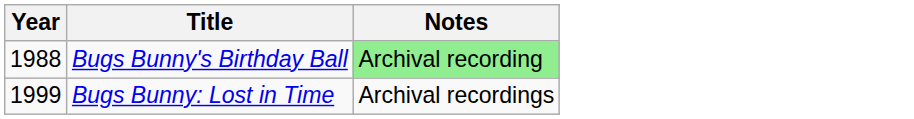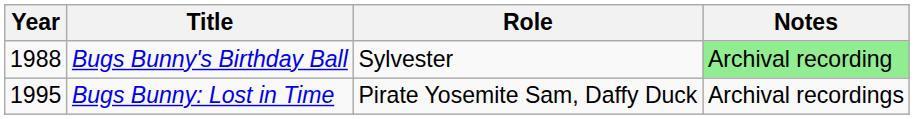+ column: (528, 22)
(36, 95) 1999 -> (36, 95) 1995
